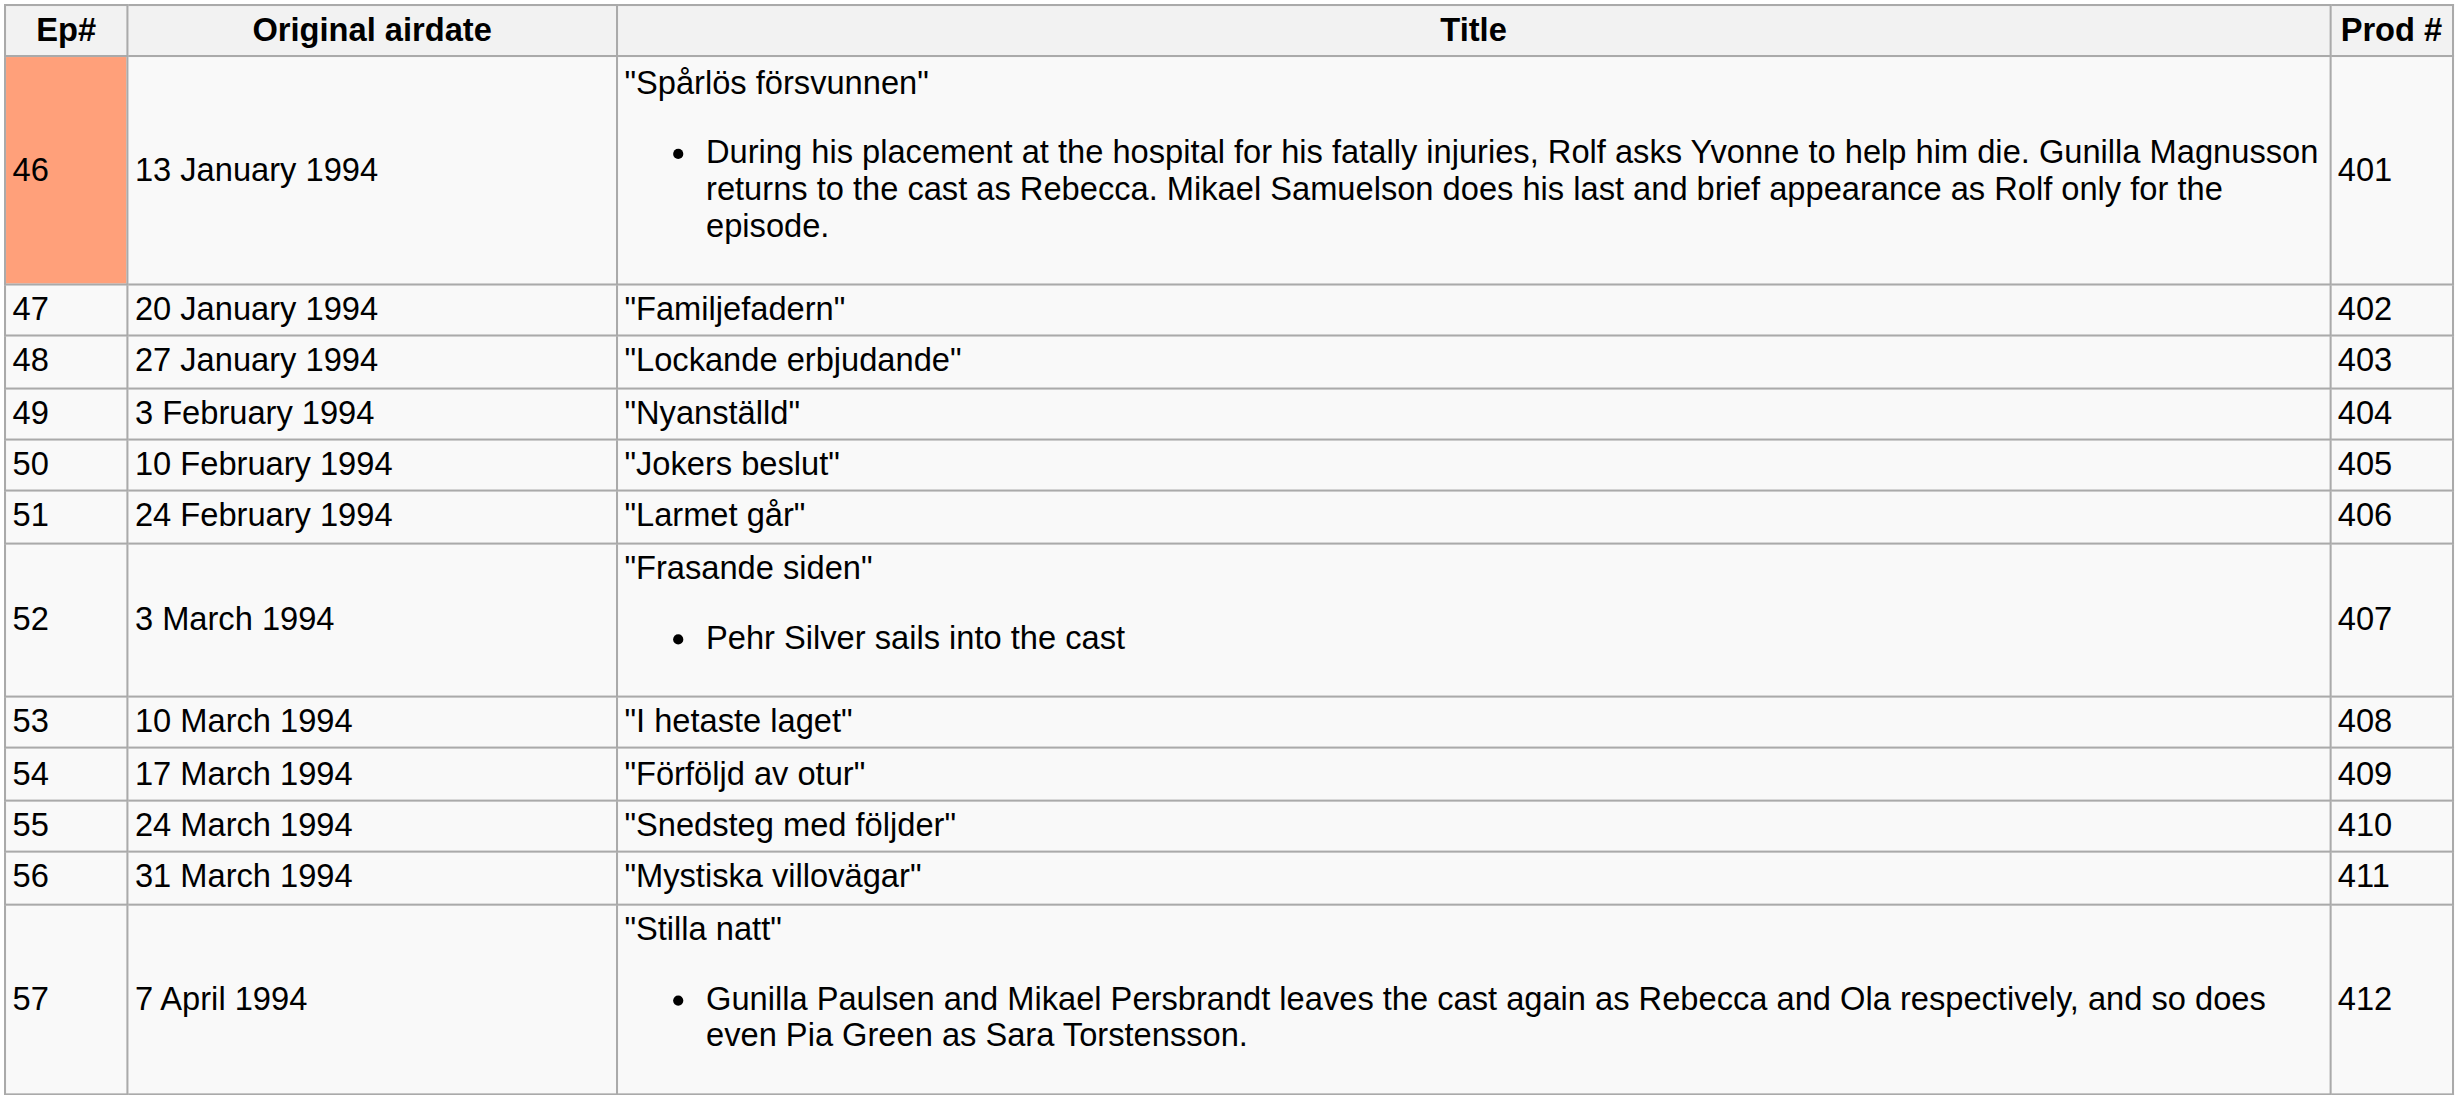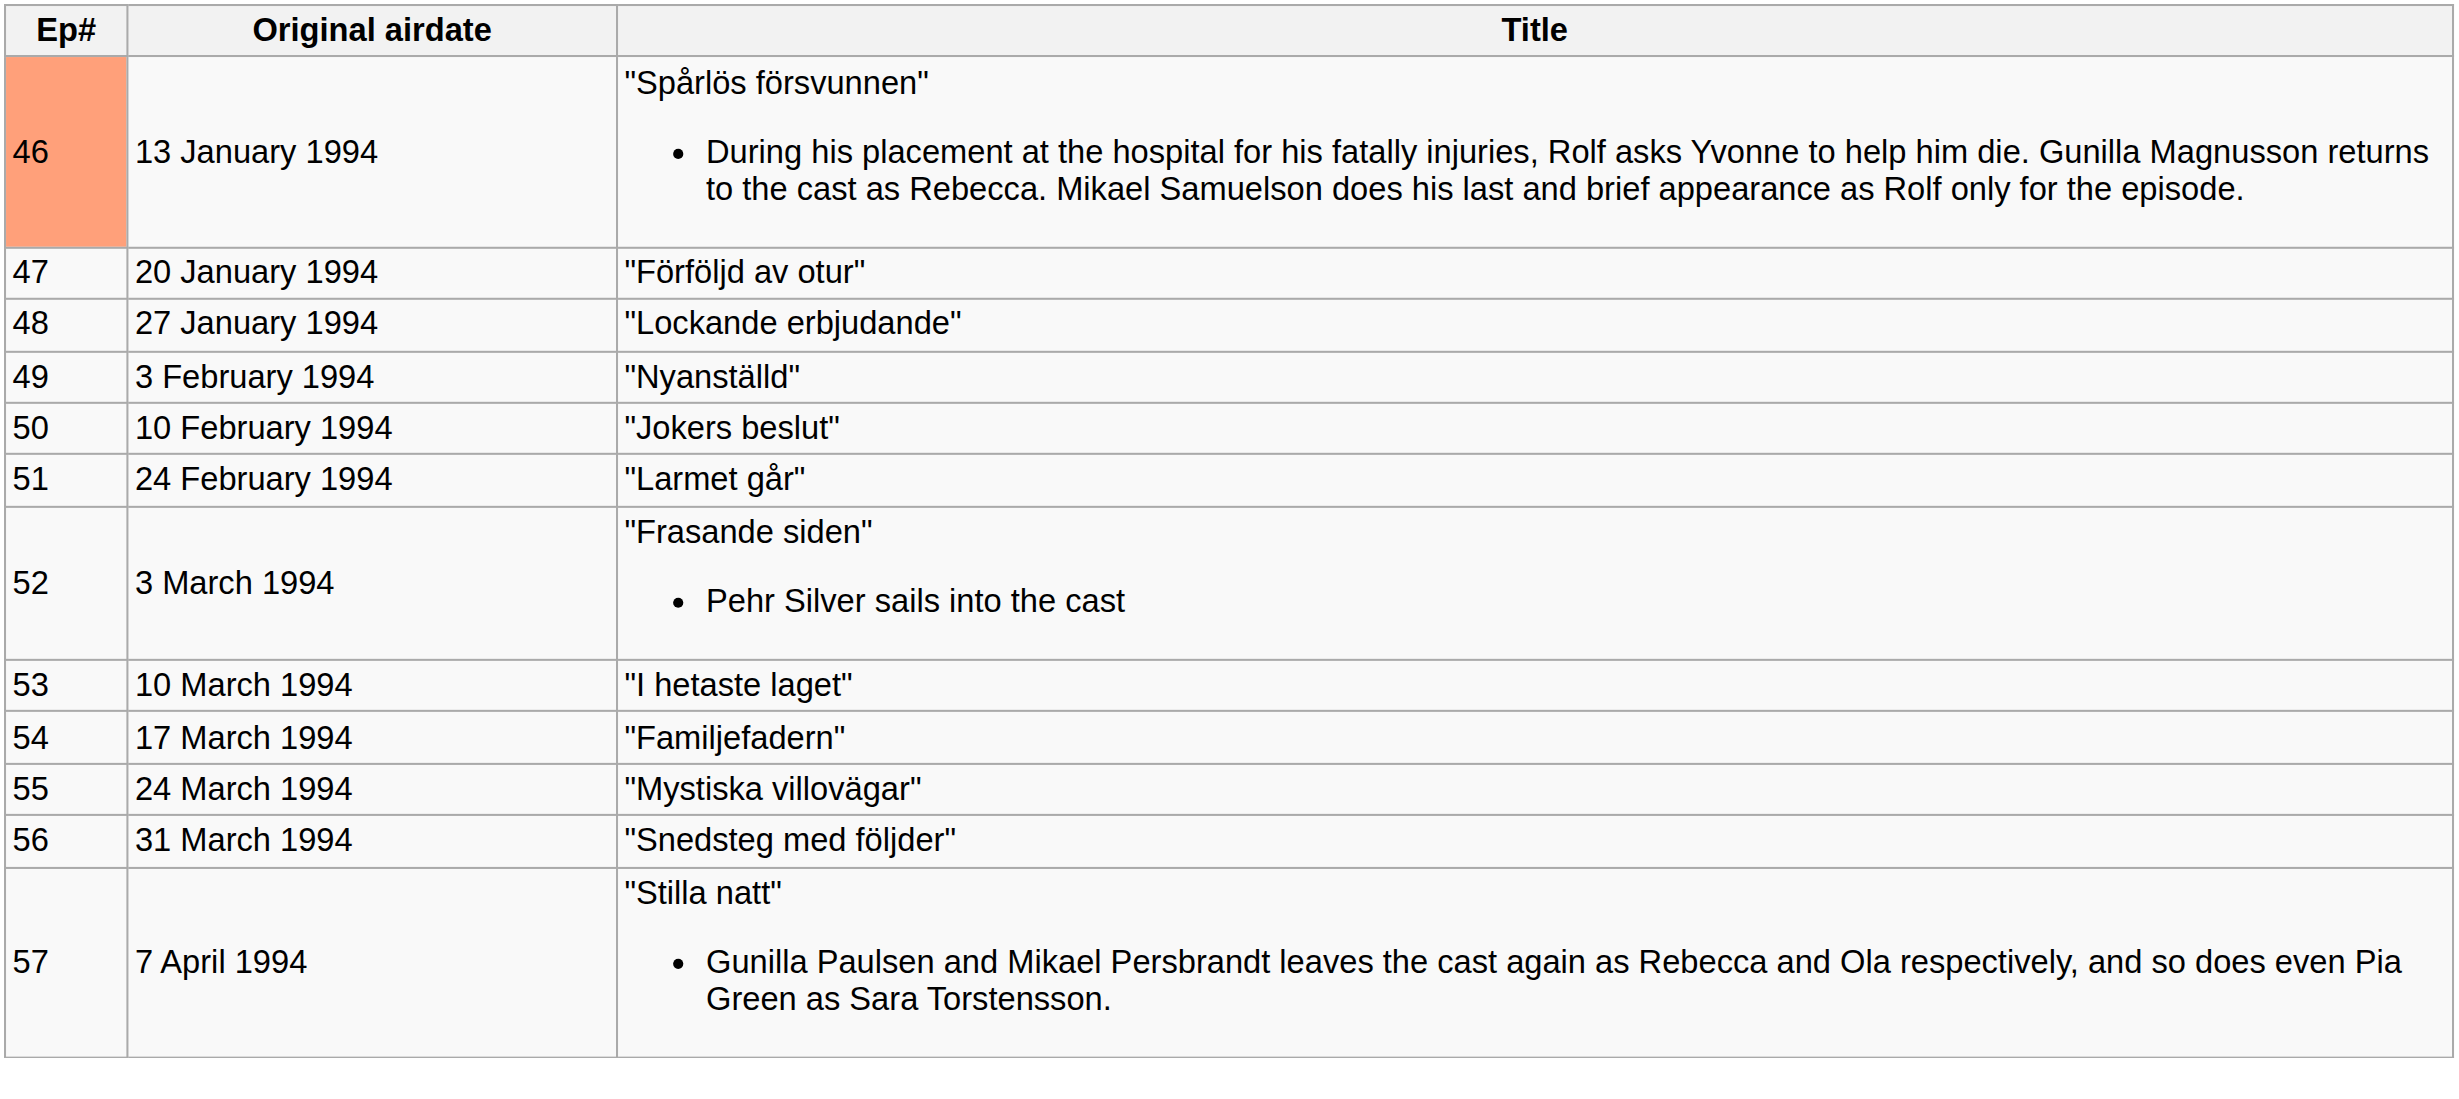- column: (2391, 30)
(735, 309) "Familjefadern" -> (745, 272) "Förföljd av otur"
(745, 773) "Förföljd av otur" -> (735, 736) "Familjefadern"
(790, 825) "Snedsteg med följder" -> (773, 788) "Mystiska villovägar"
(773, 877) "Mystiska villovägar" -> (790, 840) "Snedsteg med följder"
